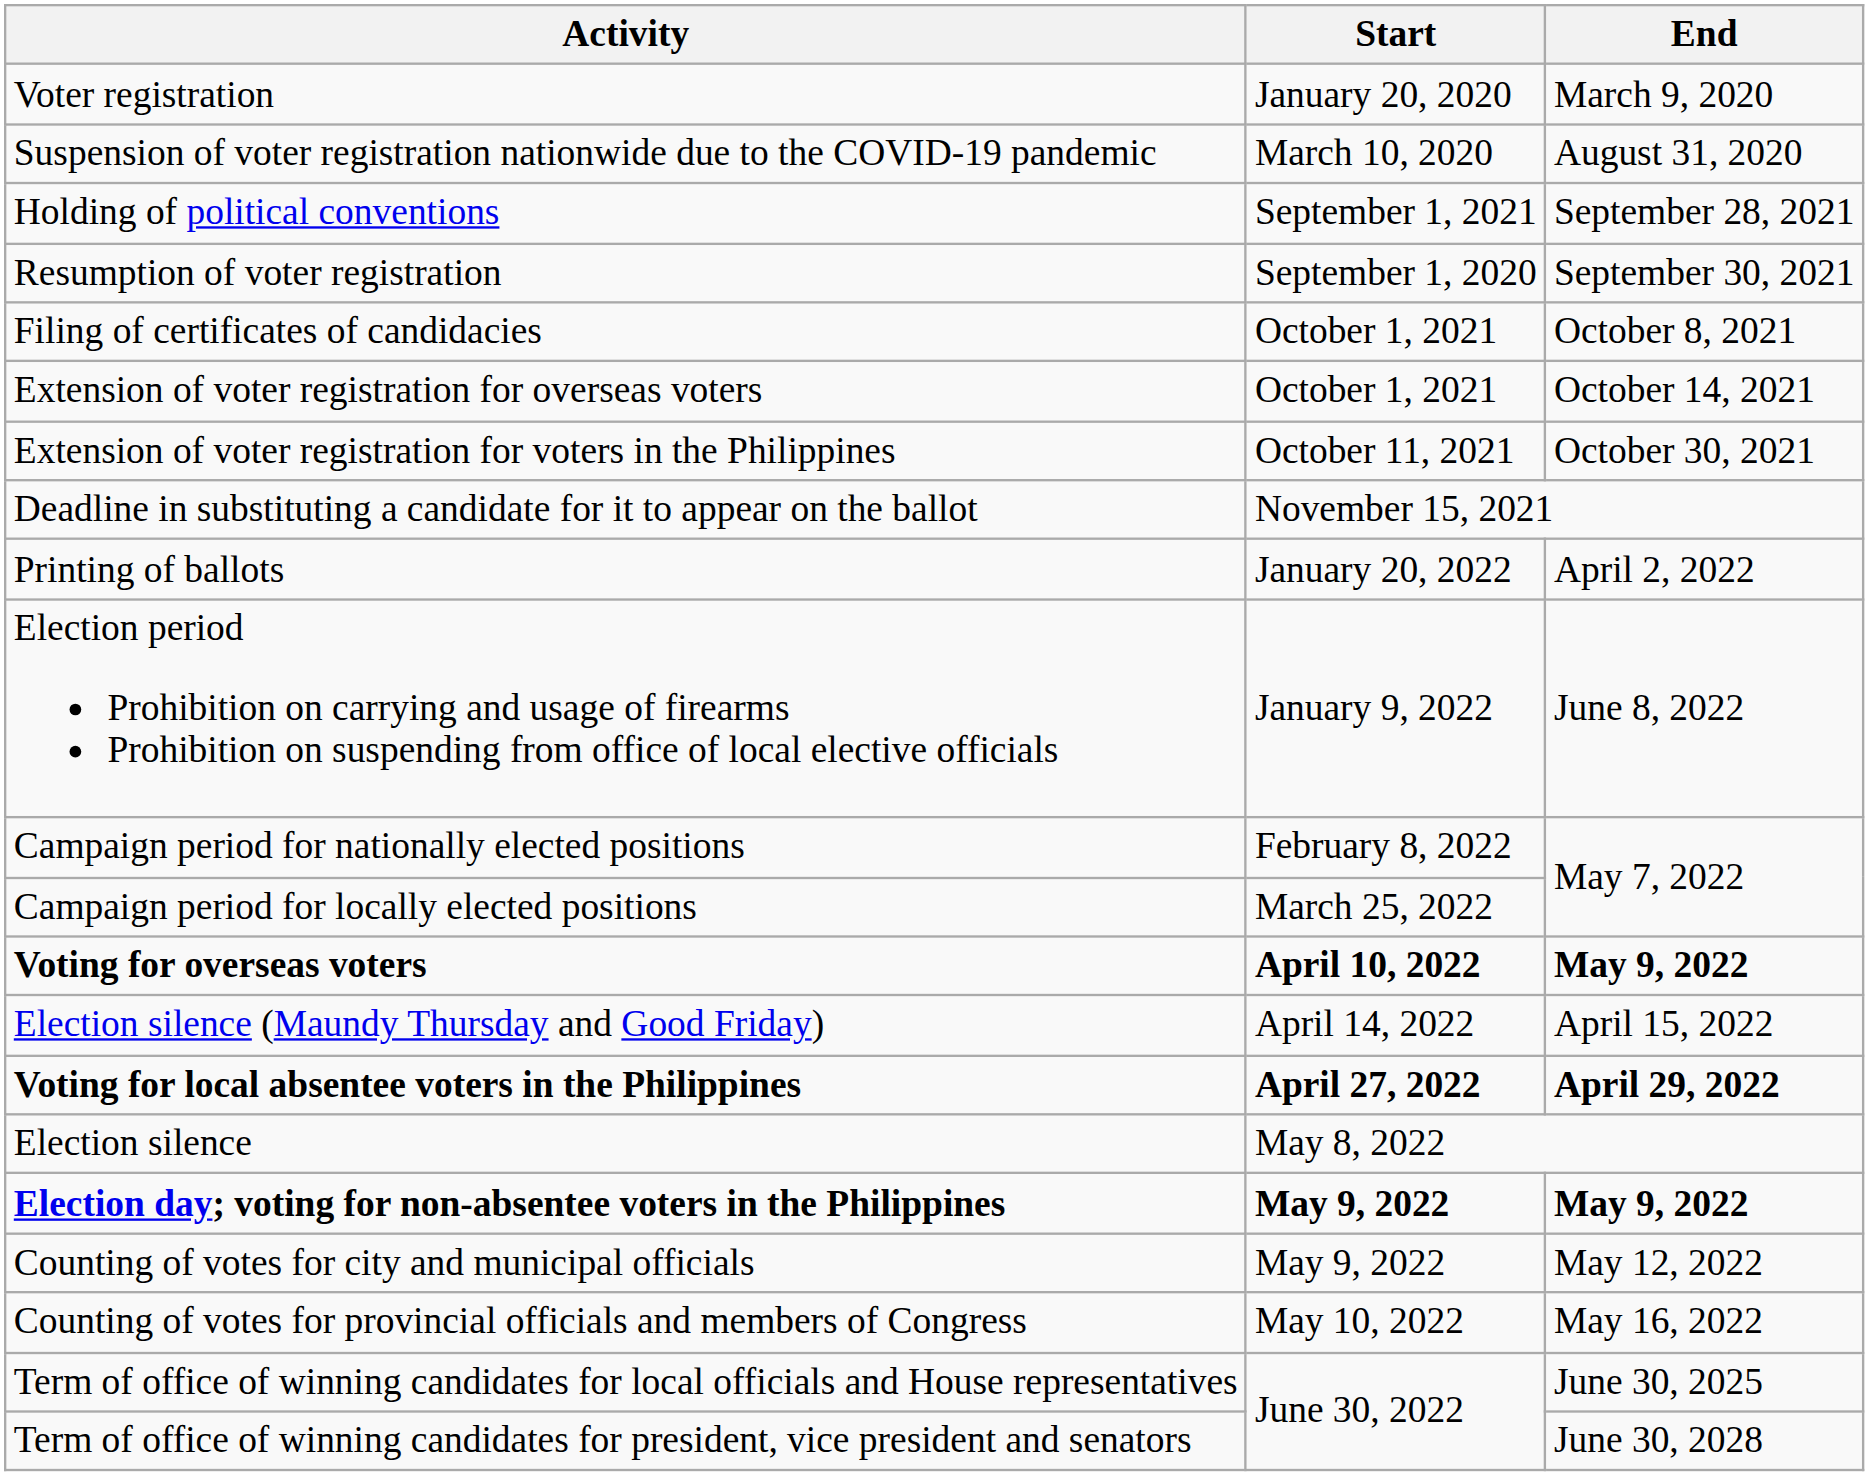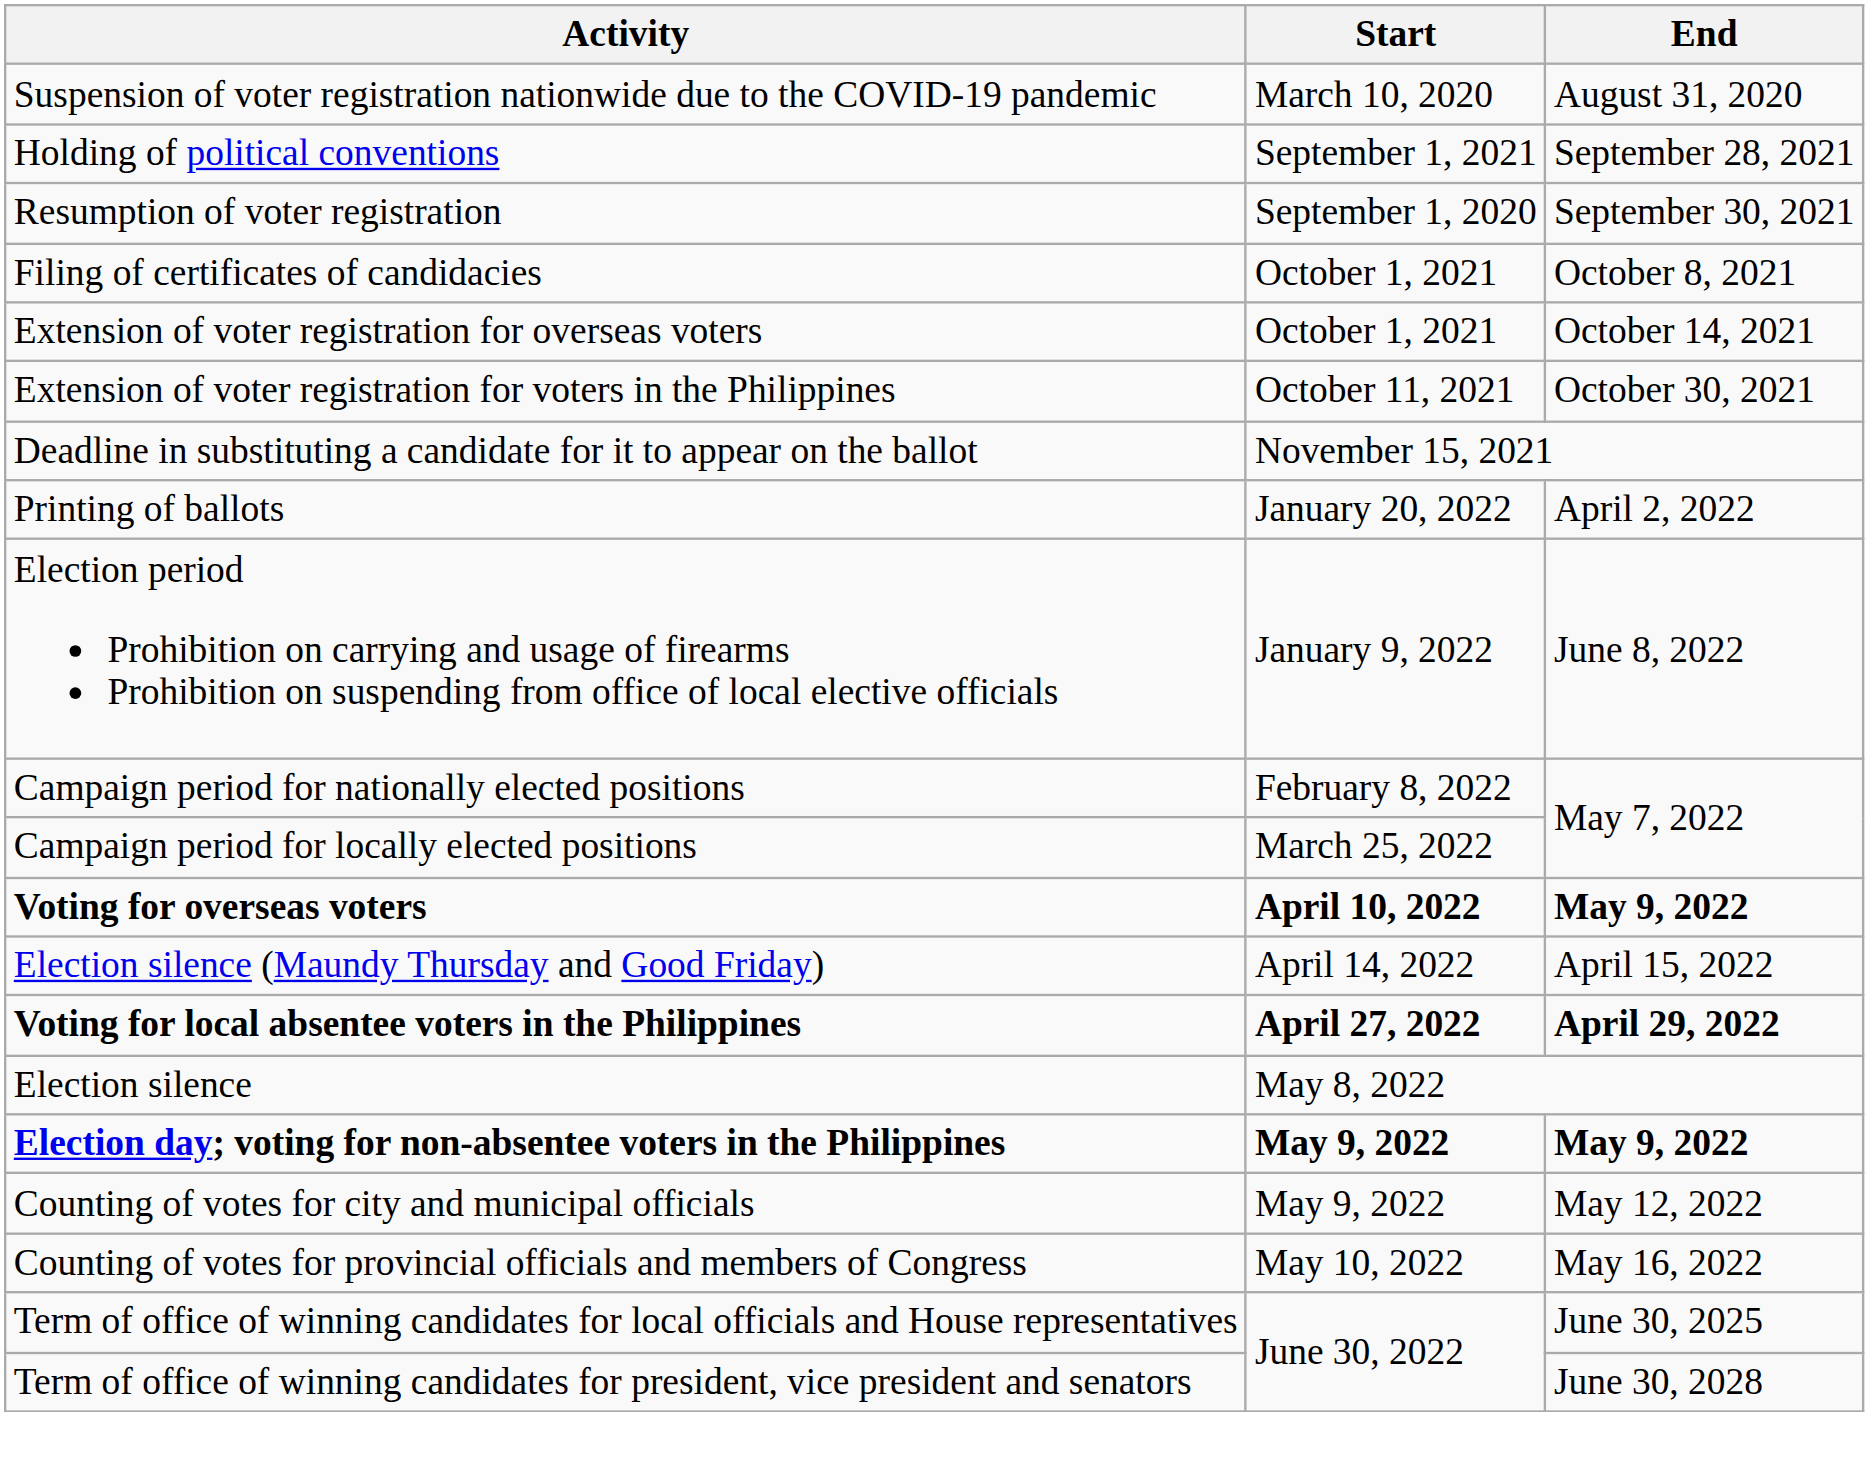- row: (144, 93)
